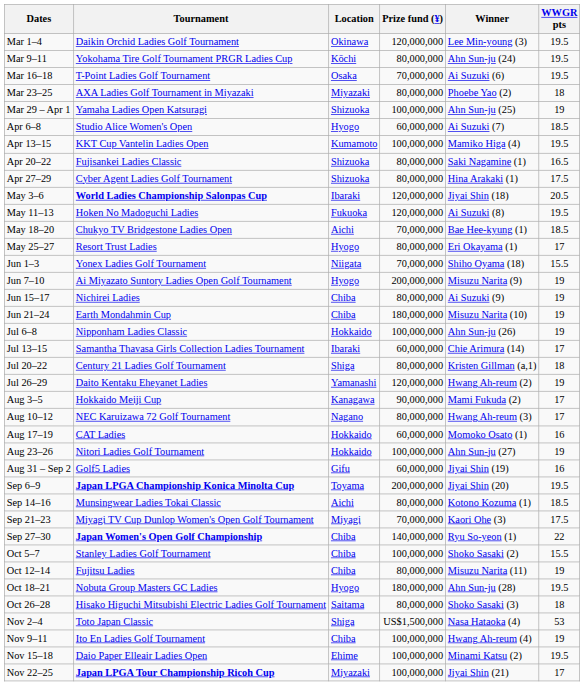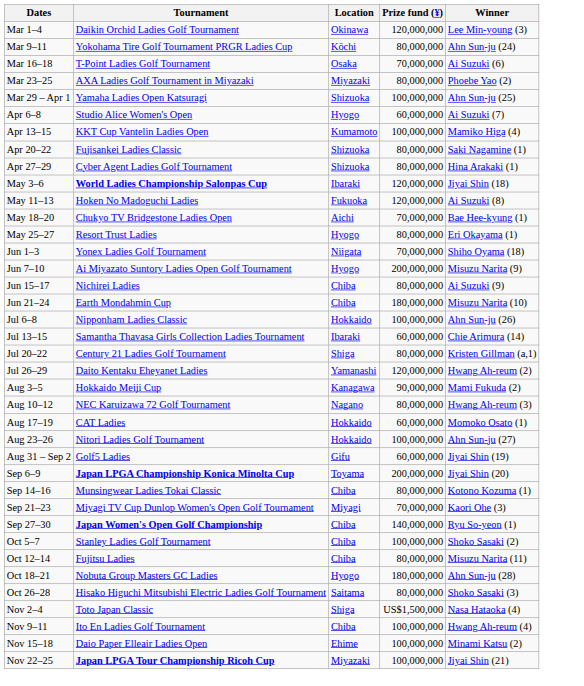- column: (559, 19)
(342, 502) Aichi -> (343, 490) Chiba
